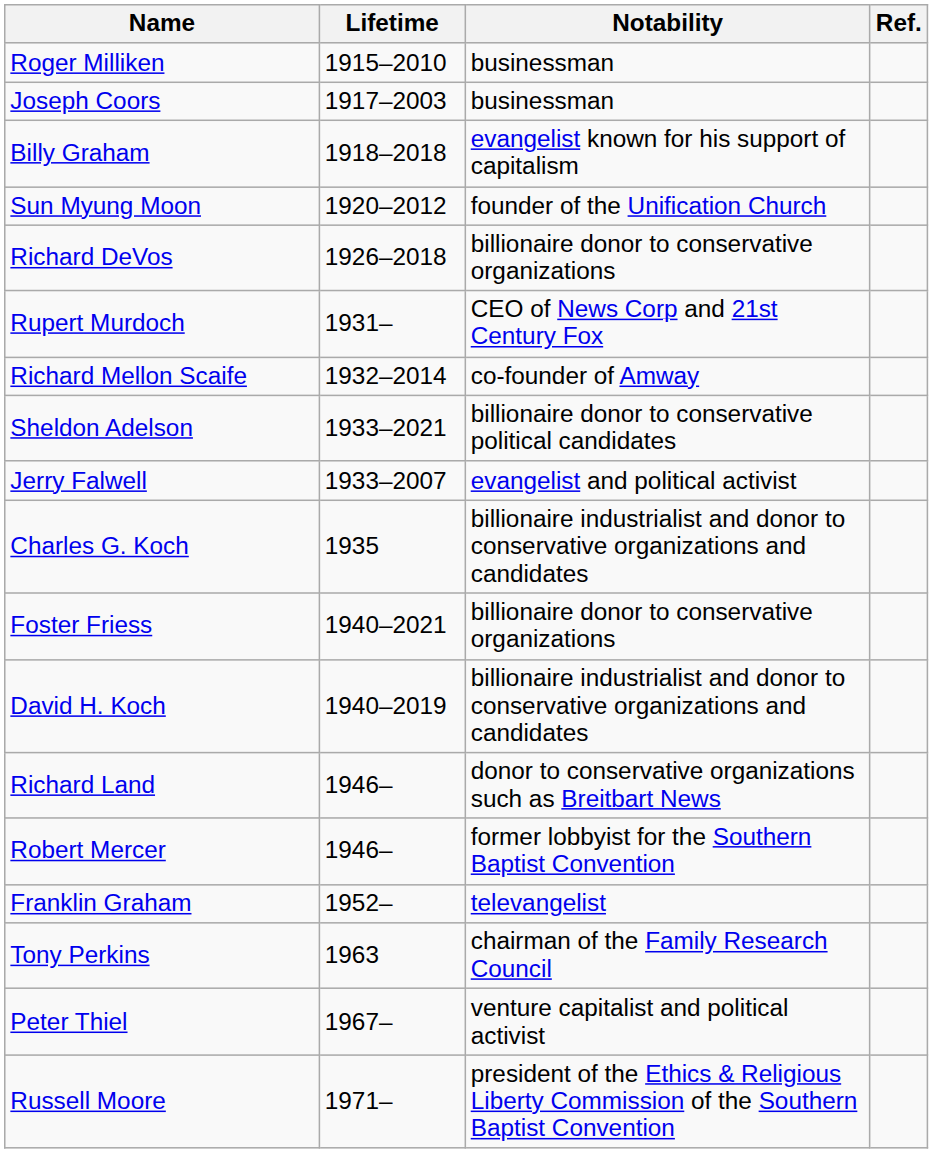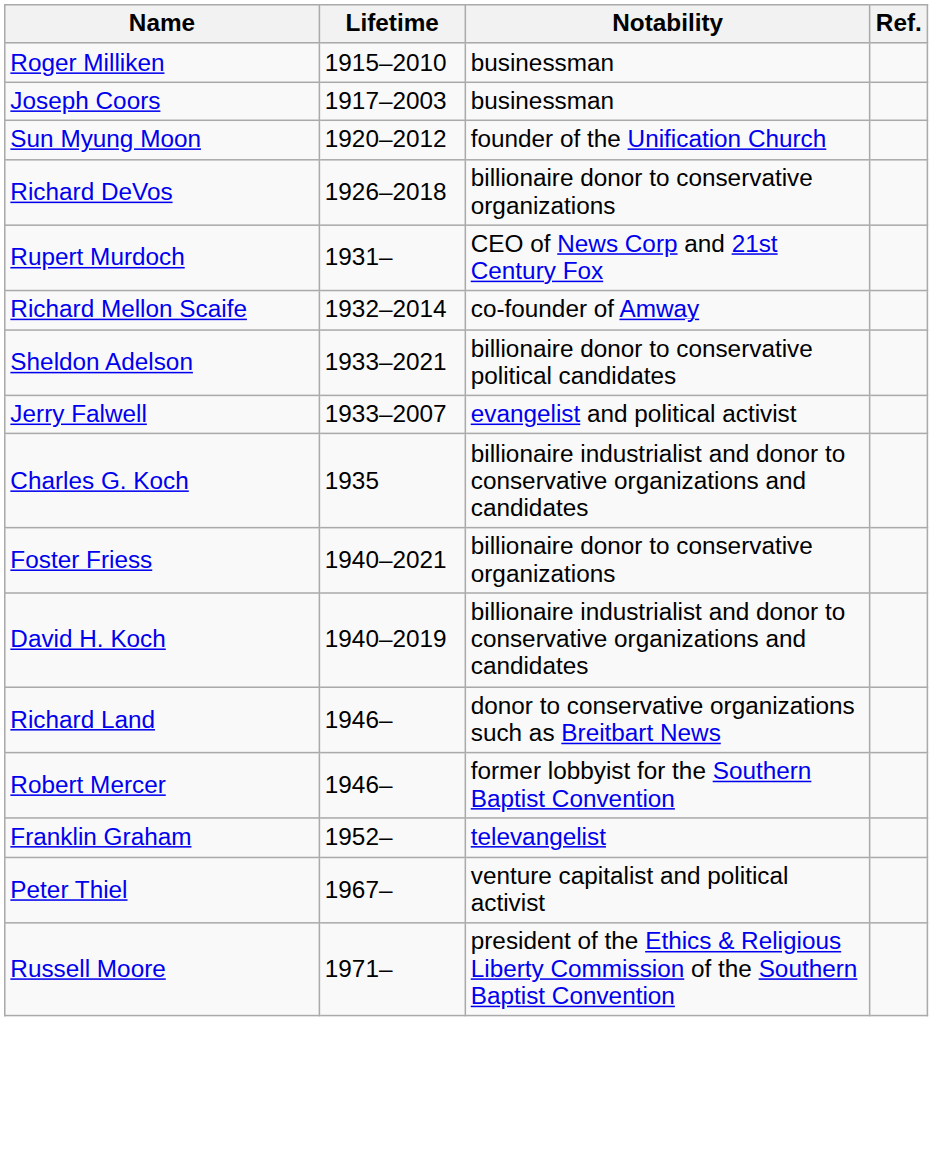- row: (80, 153)
- row: (80, 955)
